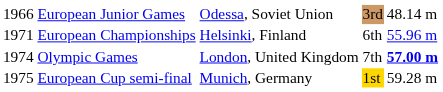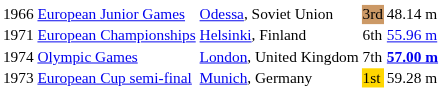(18, 77) 1975 -> (18, 77) 1973
